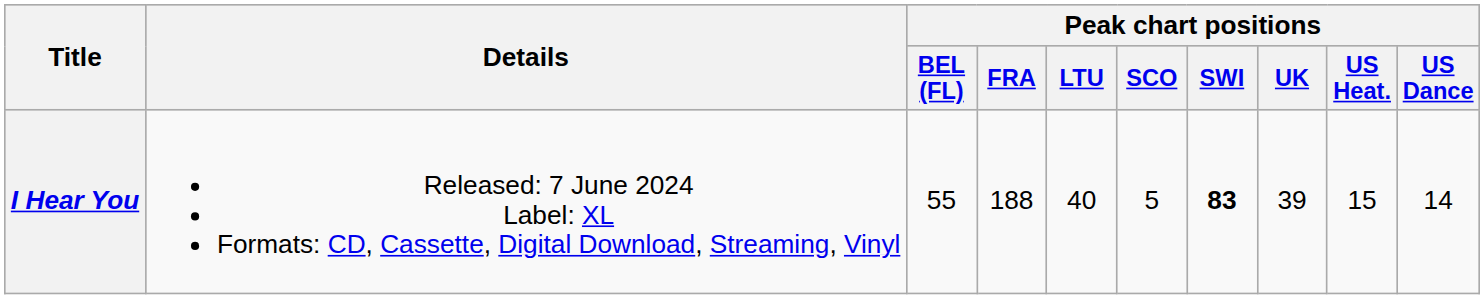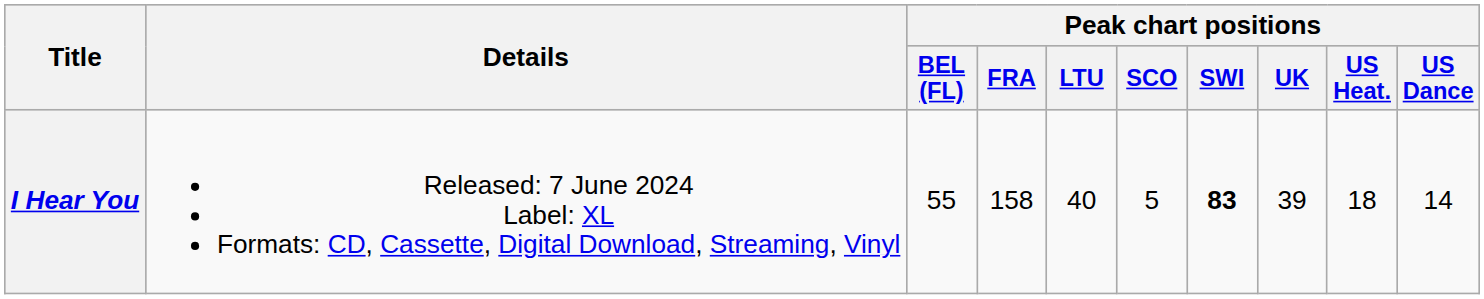(1012, 200) 188 -> (1012, 200) 158
(1362, 200) 15 -> (1362, 200) 18
